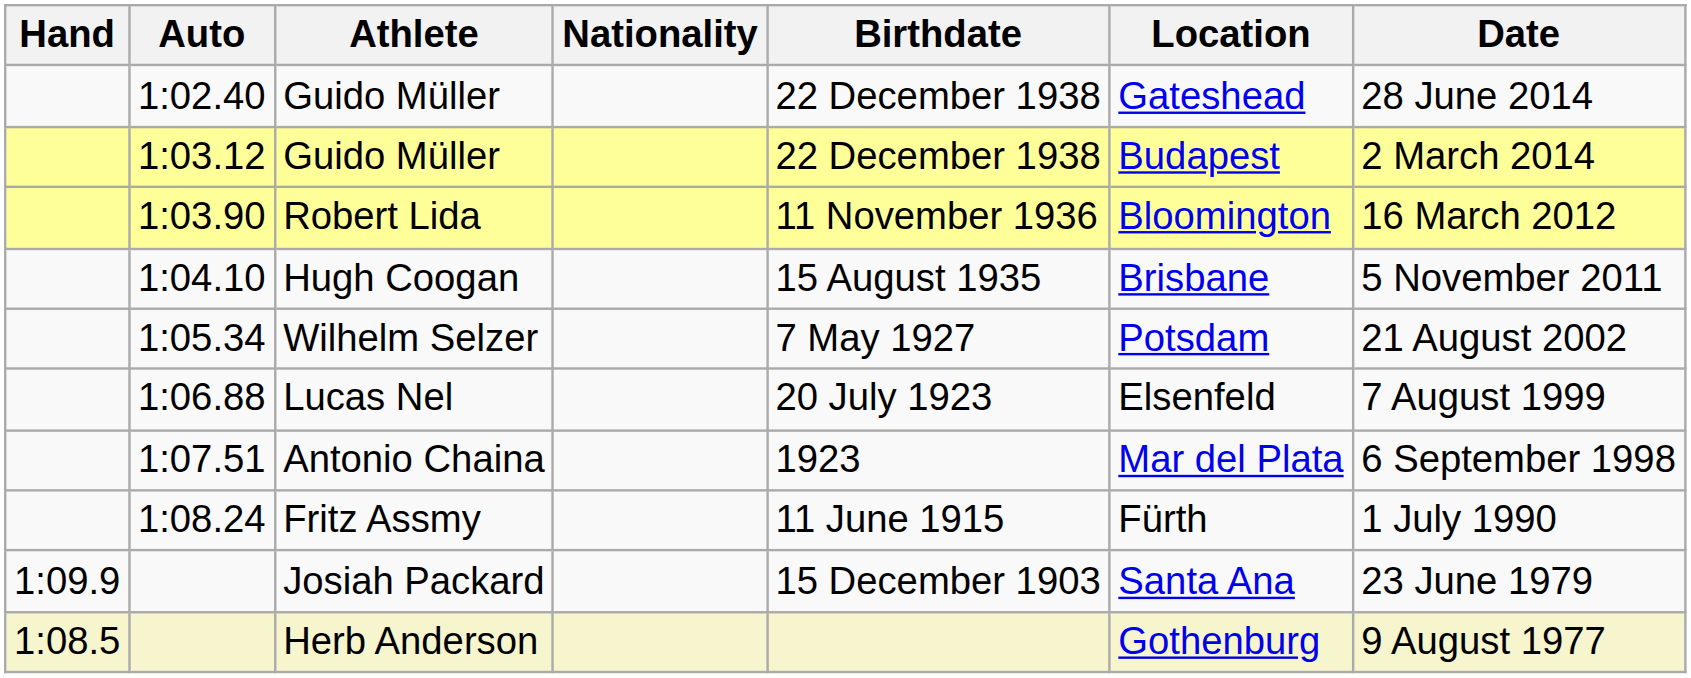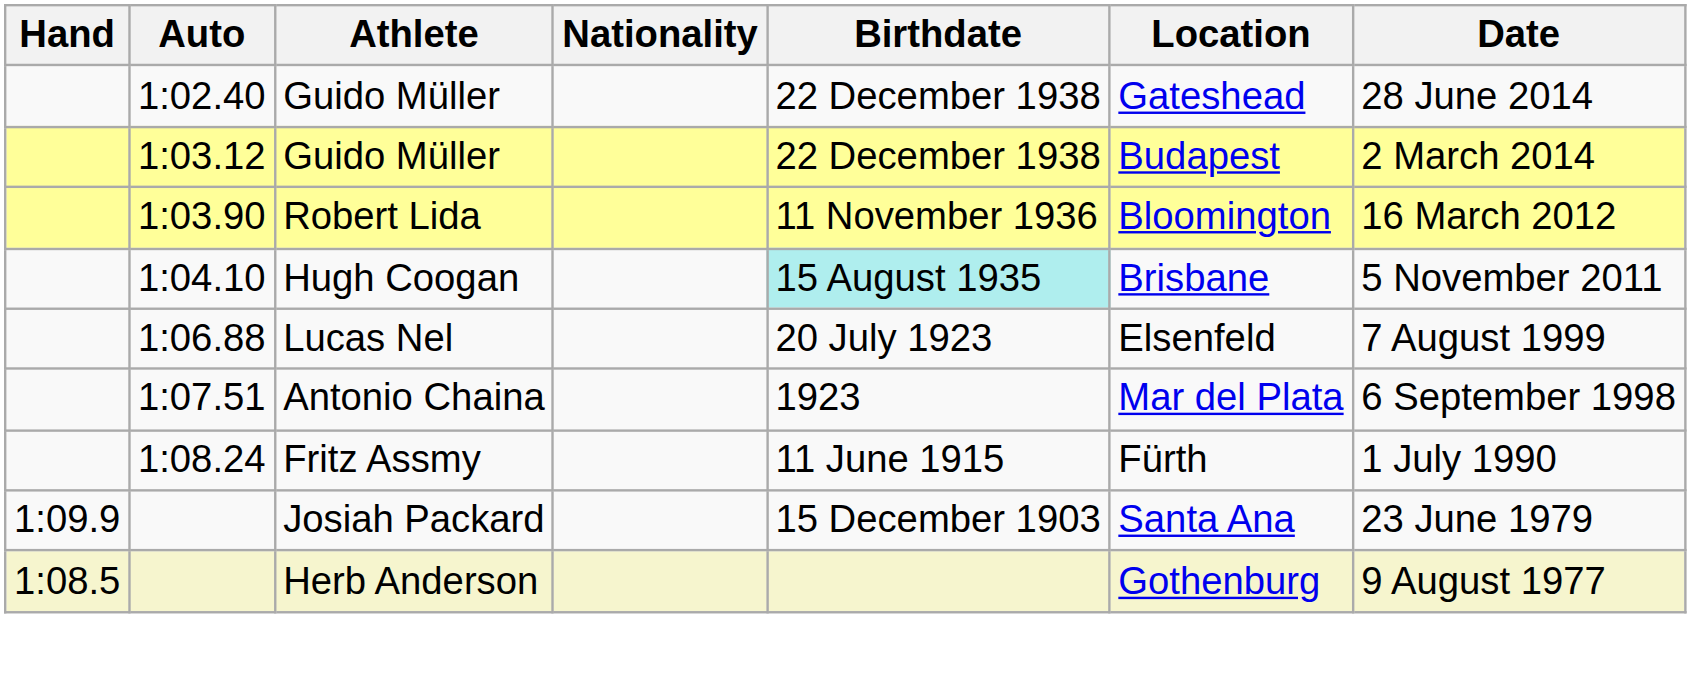(908, 277) no background -> (908, 277) paleturquoise background
- row: (202, 338)
